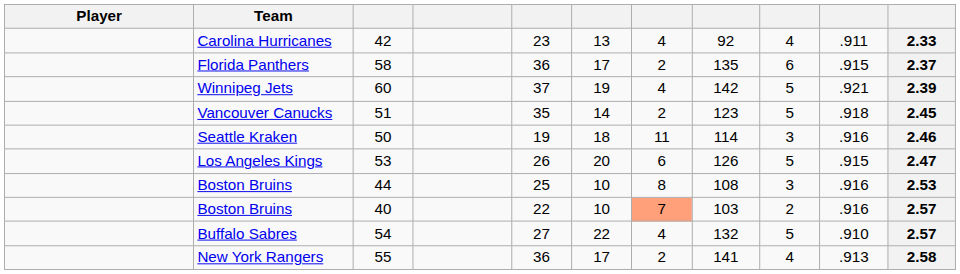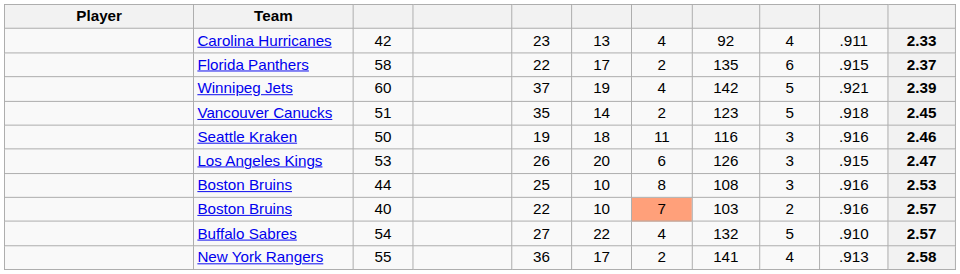(541, 64) 36 -> (541, 64) 22
(726, 137) 114 -> (726, 137) 116
(790, 161) 5 -> (790, 161) 3
